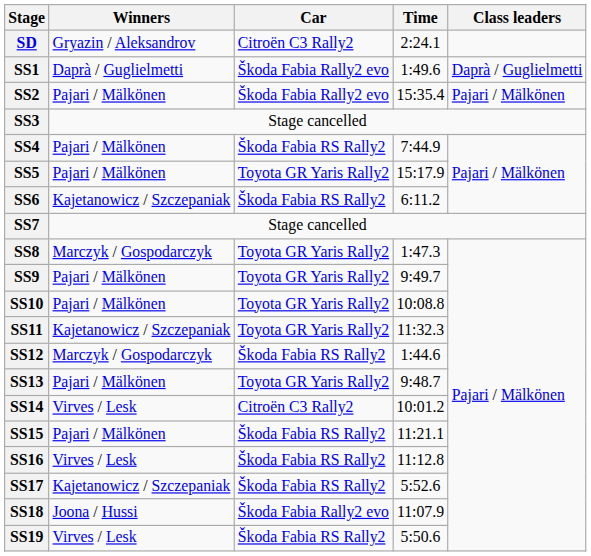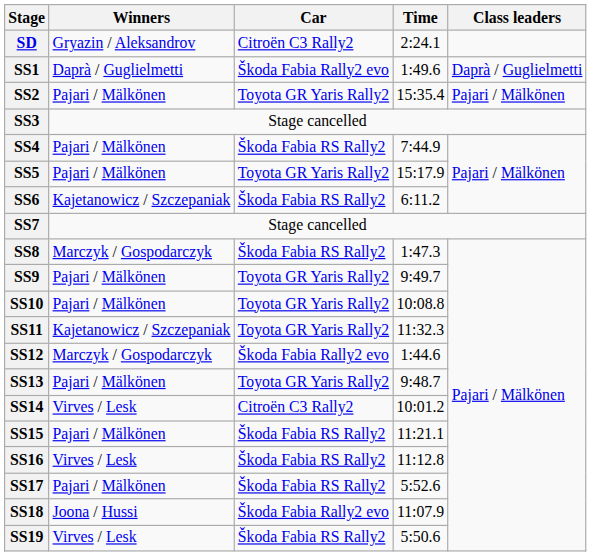(313, 95) Škoda Fabia Rally2 evo -> (313, 95) Toyota GR Yaris Rally2
(313, 251) Toyota GR Yaris Rally2 -> (312, 251) Škoda Fabia RS Rally2
(312, 355) Škoda Fabia RS Rally2 -> (313, 355) Škoda Fabia Rally2 evo
(141, 485) Kajetanowicz / Szczepaniak -> (109, 485) Pajari / Mälkönen
